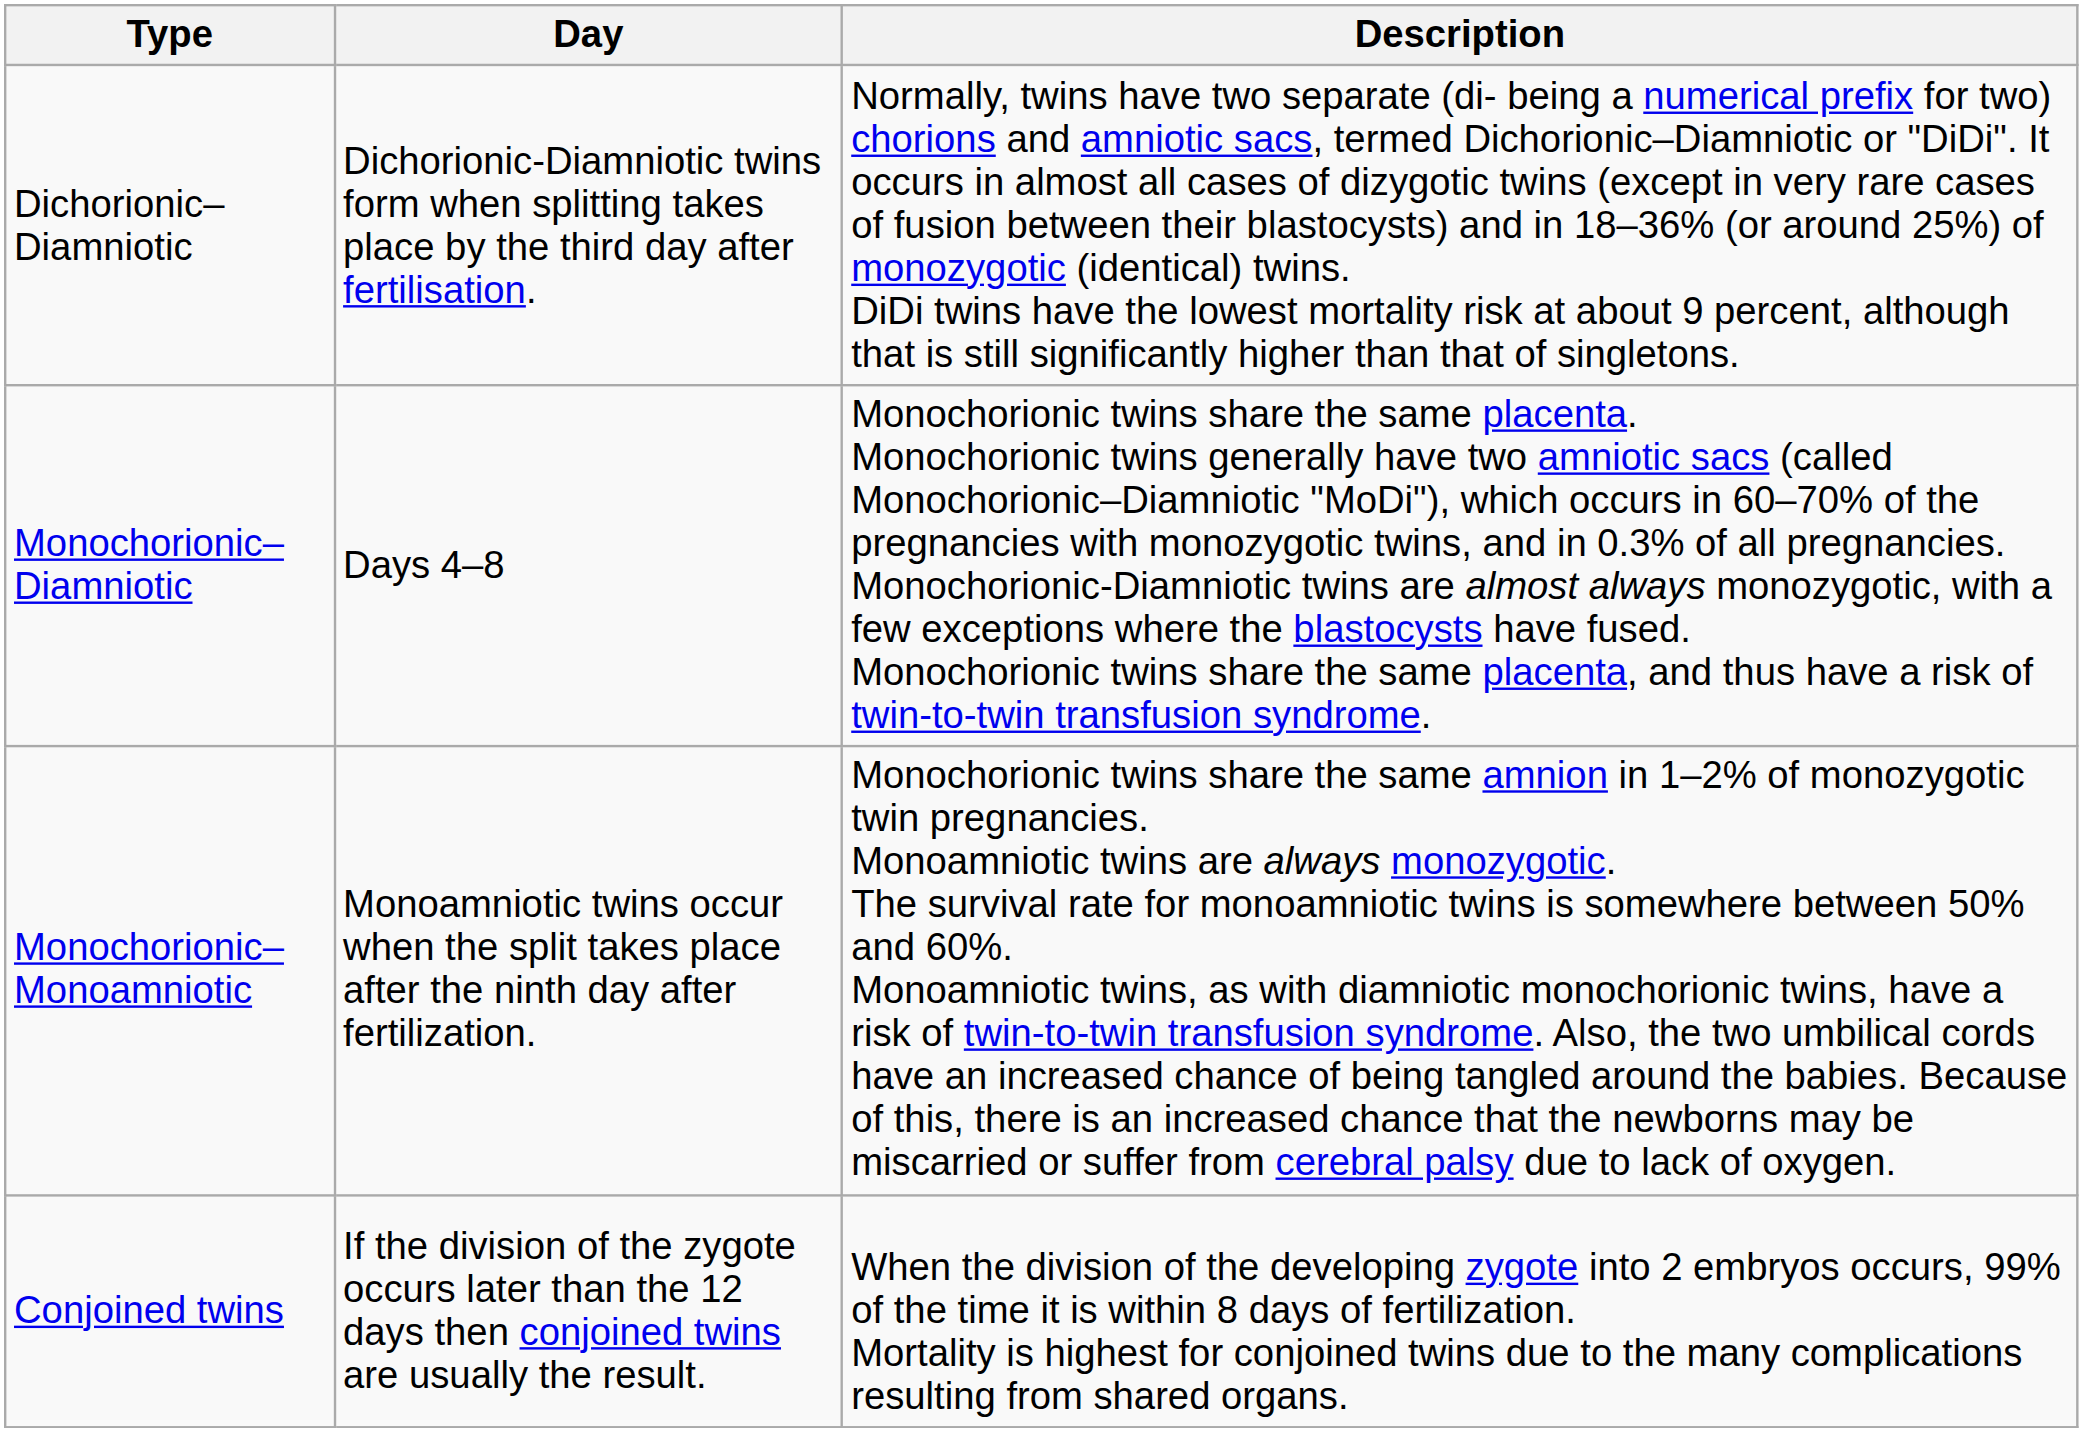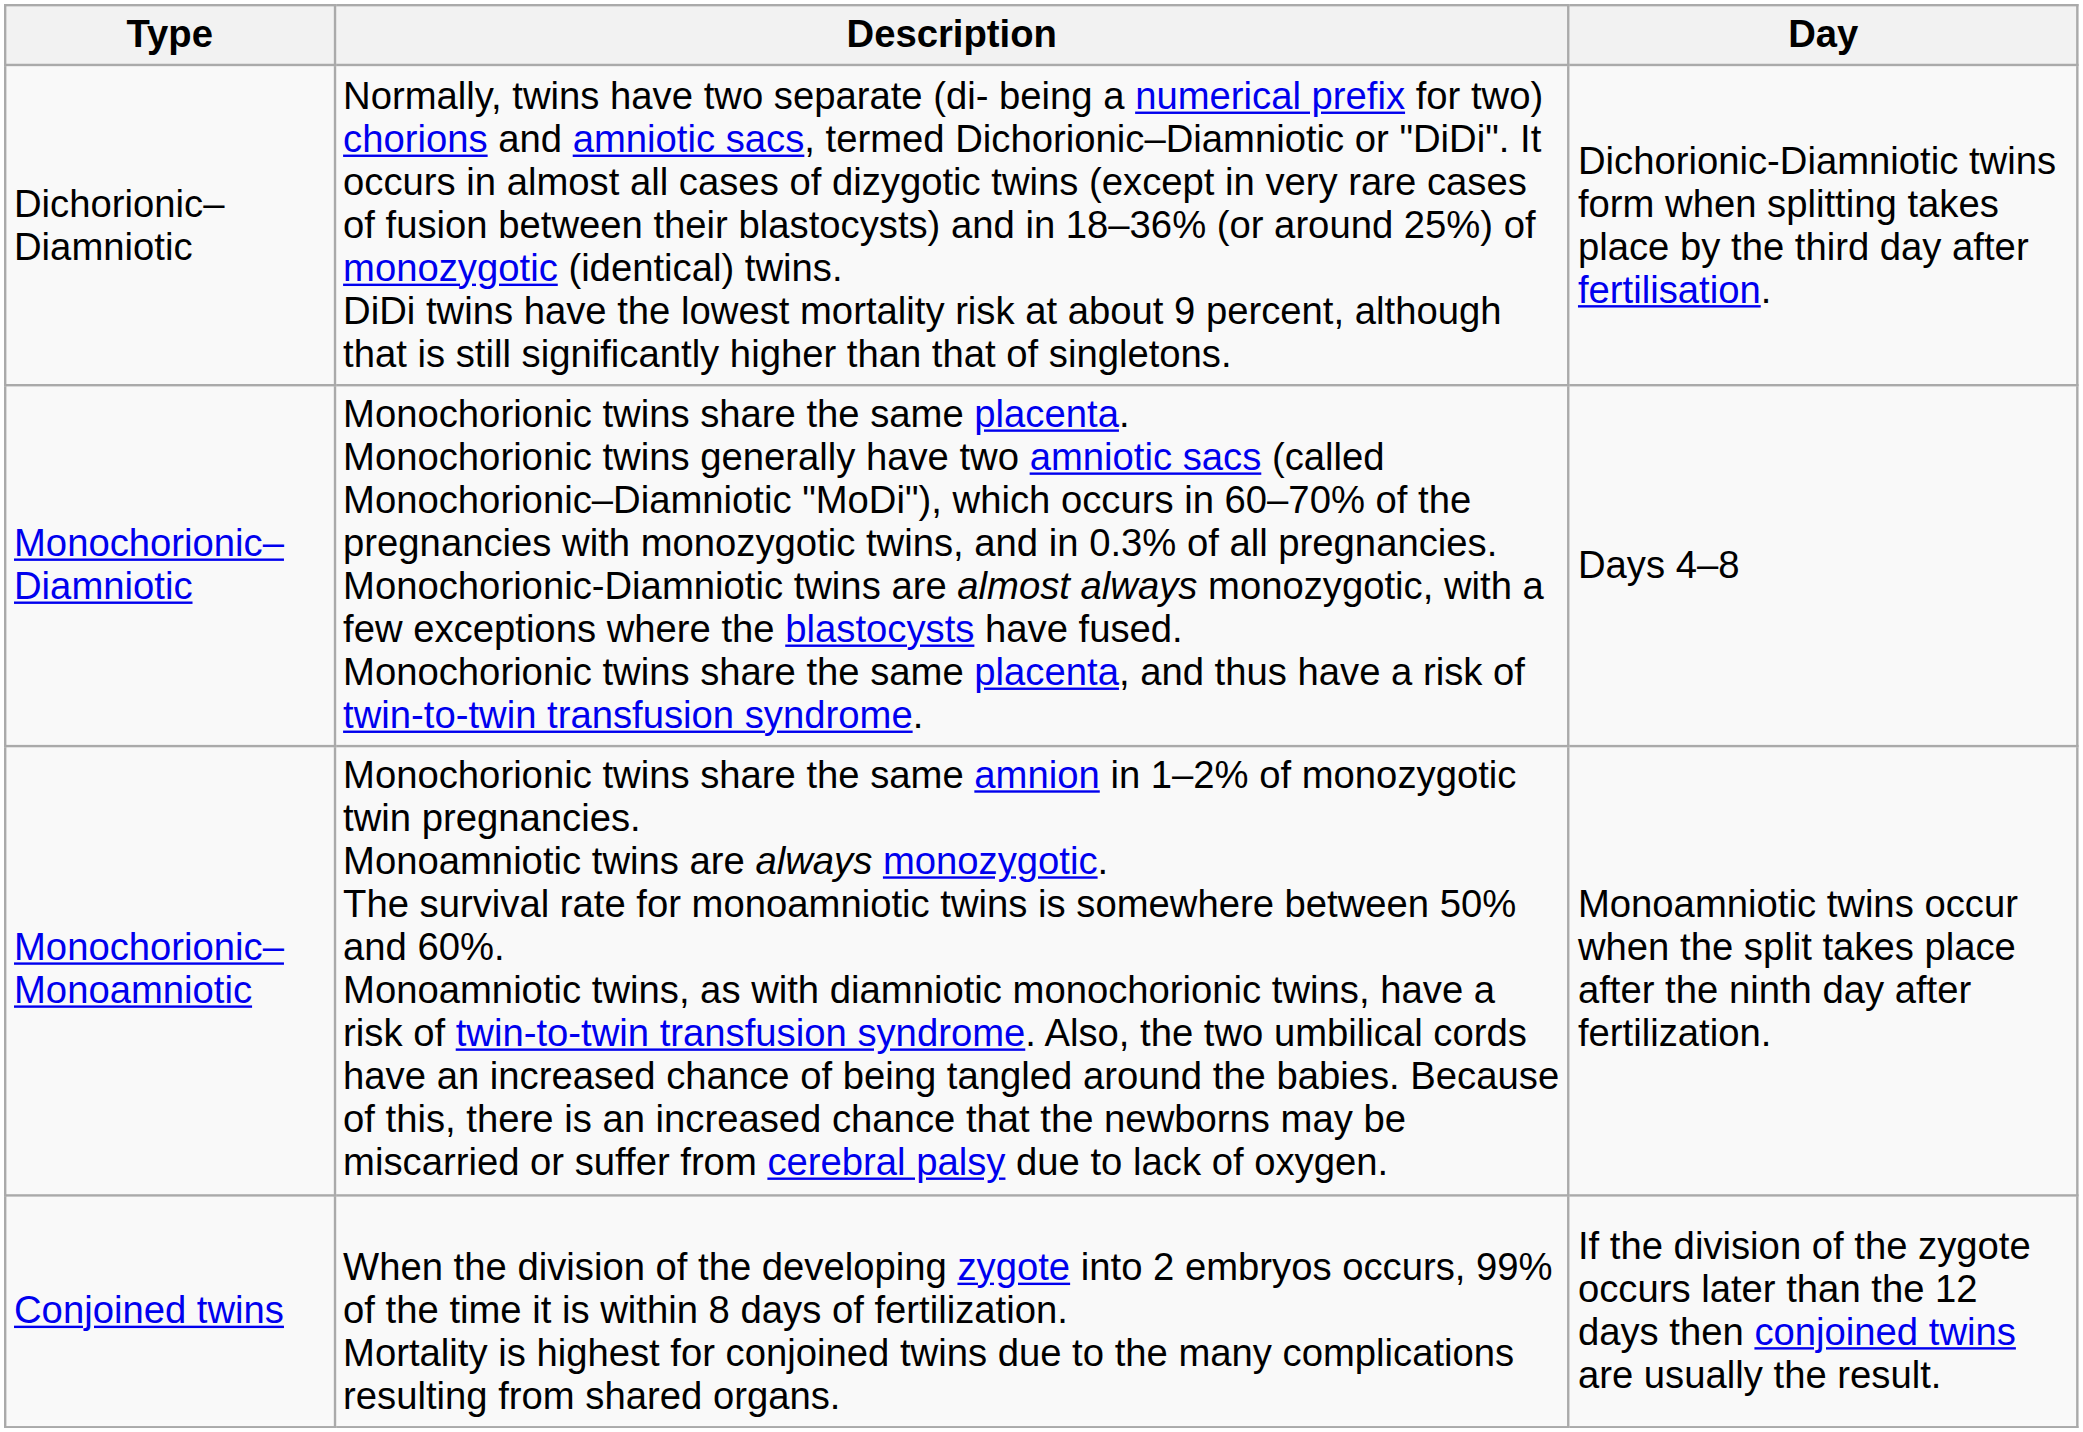columns swapped: (1460, 34) <-> (588, 34)
